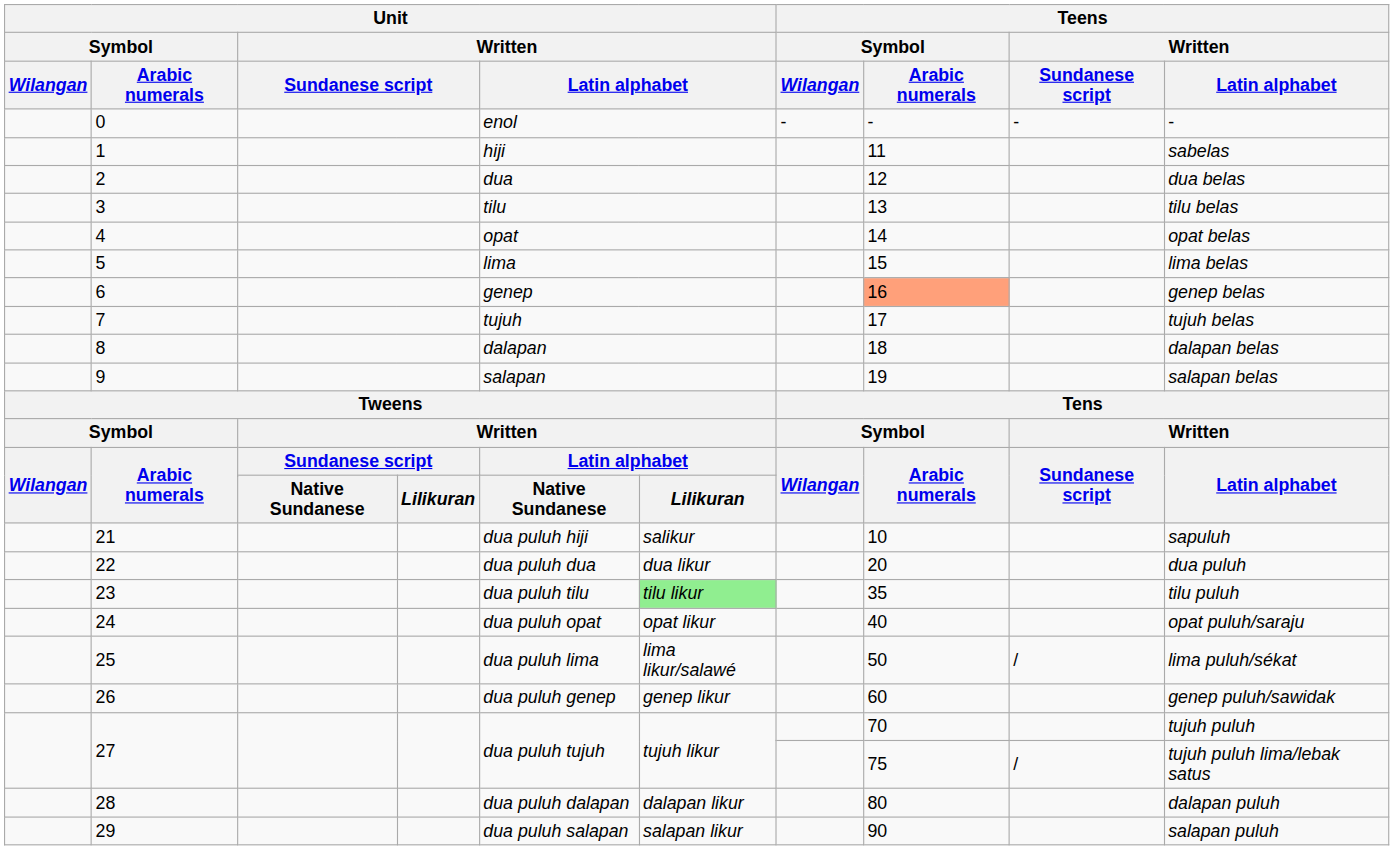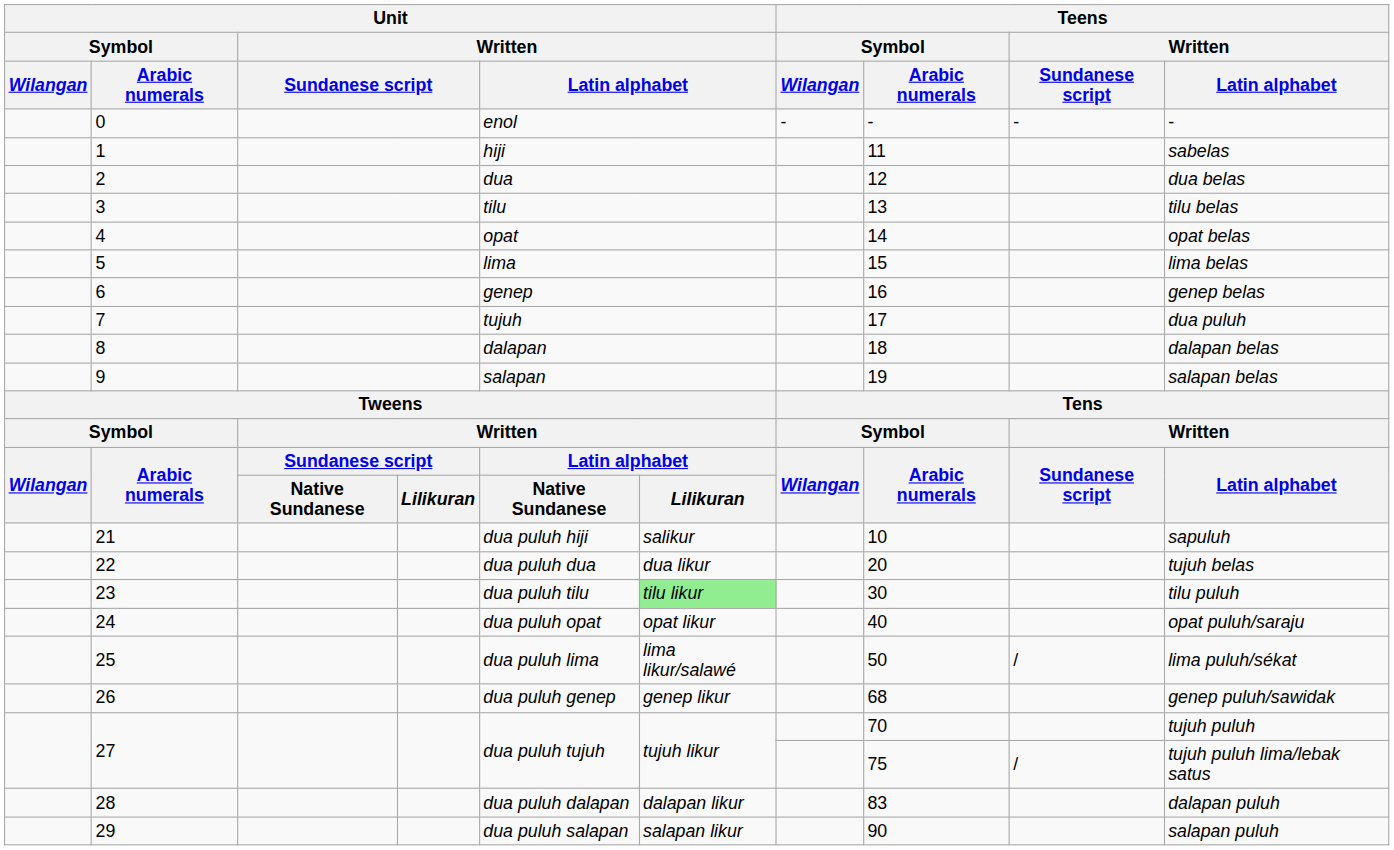(877, 292) lightsalmon background -> (877, 292) no background
(1211, 320) tujuh belas -> (1207, 320) dua puluh
(1207, 565) dua puluh -> (1211, 565) tujuh belas
(877, 593) 35 -> (877, 593) 30
(877, 698) 60 -> (877, 698) 68
(877, 802) 80 -> (877, 802) 83
